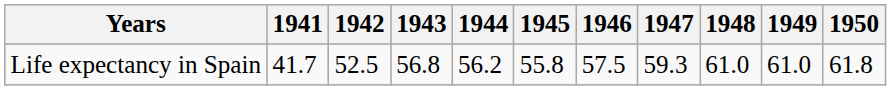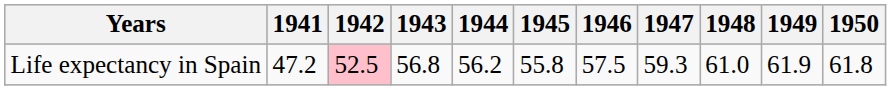(295, 64) 41.7 -> (295, 64) 47.2
(356, 64) no background -> (356, 64) pink background
(789, 64) 61.0 -> (789, 64) 61.9
